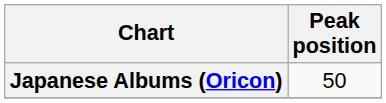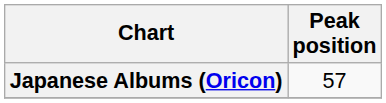(334, 80) 50 -> (334, 80) 57
